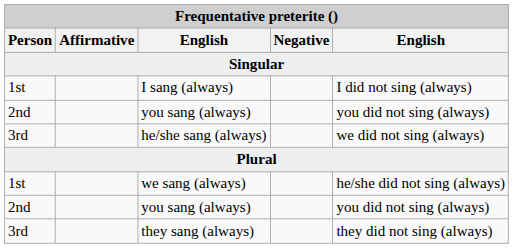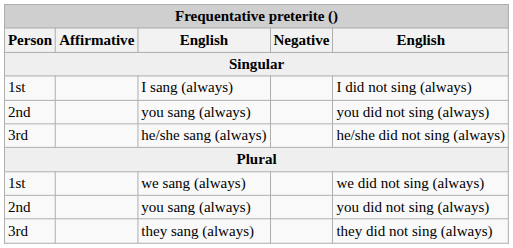(410, 135) we did not sing (always) -> (421, 135) he/she did not sing (always)
(421, 183) he/she did not sing (always) -> (410, 183) we did not sing (always)
